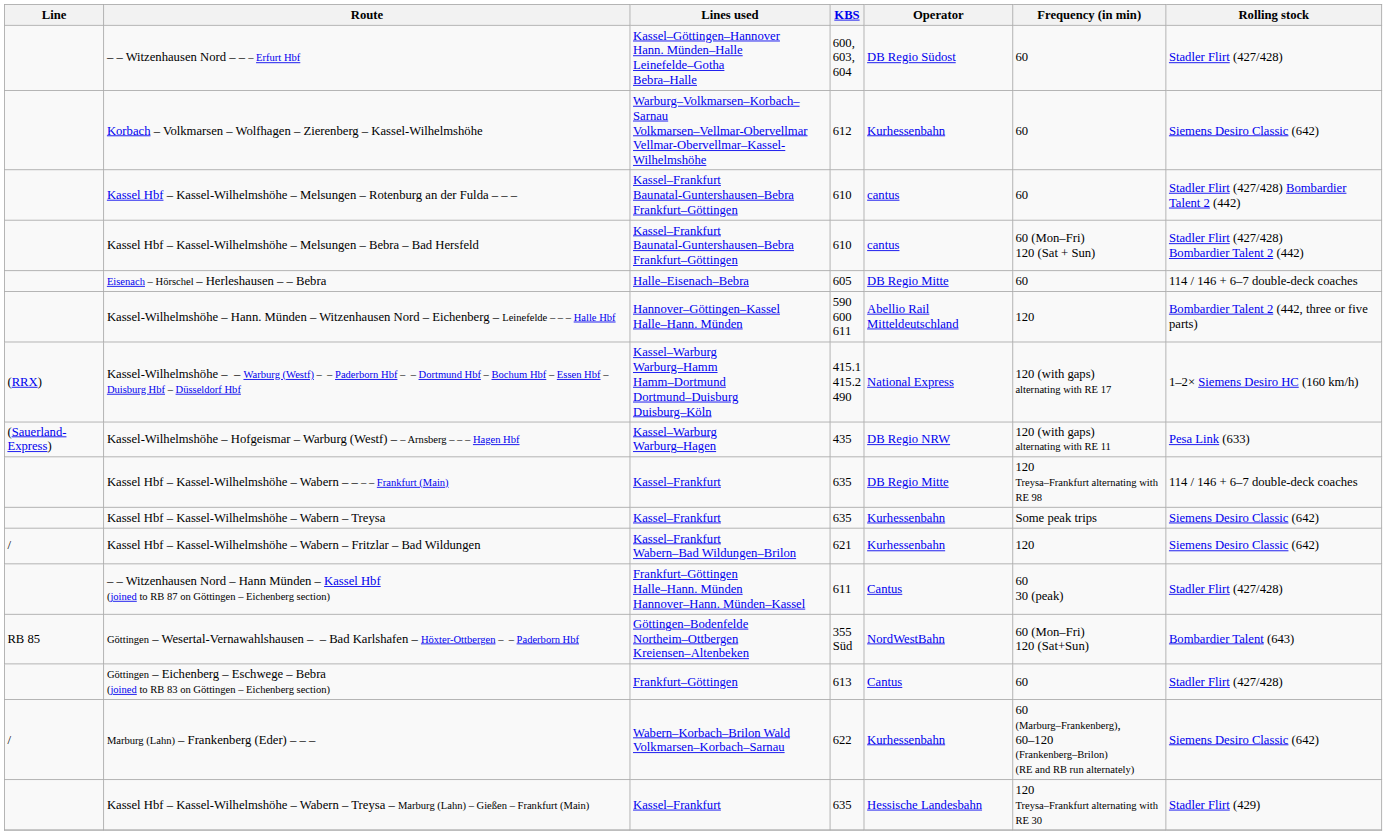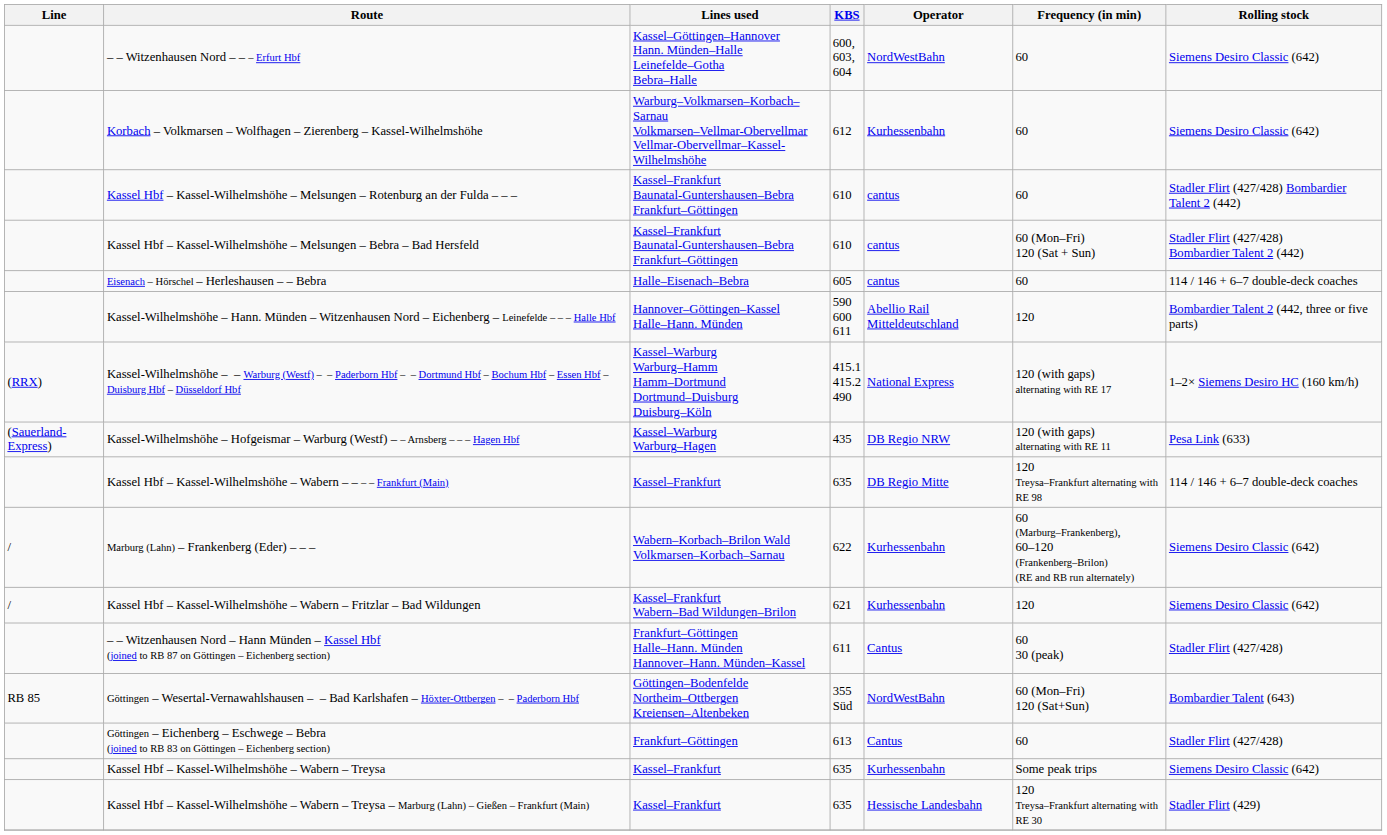(911, 57) DB Regio Südost -> (906, 57) NordWestBahn
(1226, 57) Stadler Flirt (427/428) -> (1244, 57) Siemens Desiro Classic (642)
(908, 280) DB Regio Mitte -> (883, 280) cantus
rows swapped: (246, 517) <-> (211, 739)
